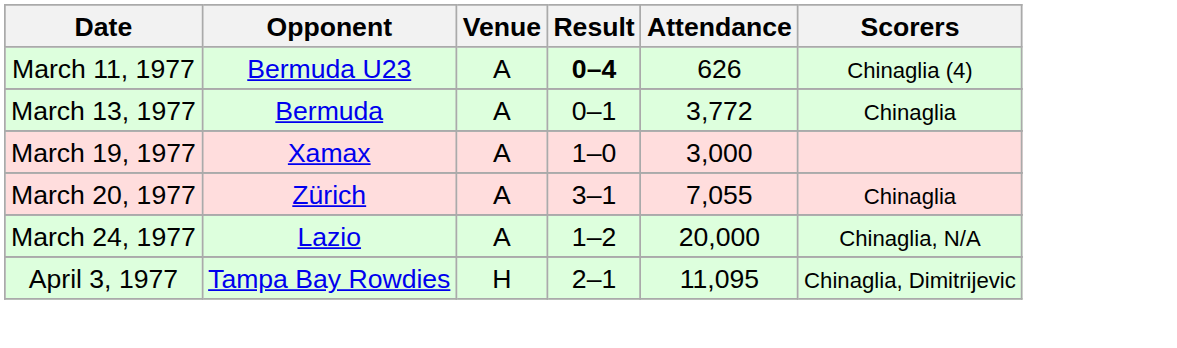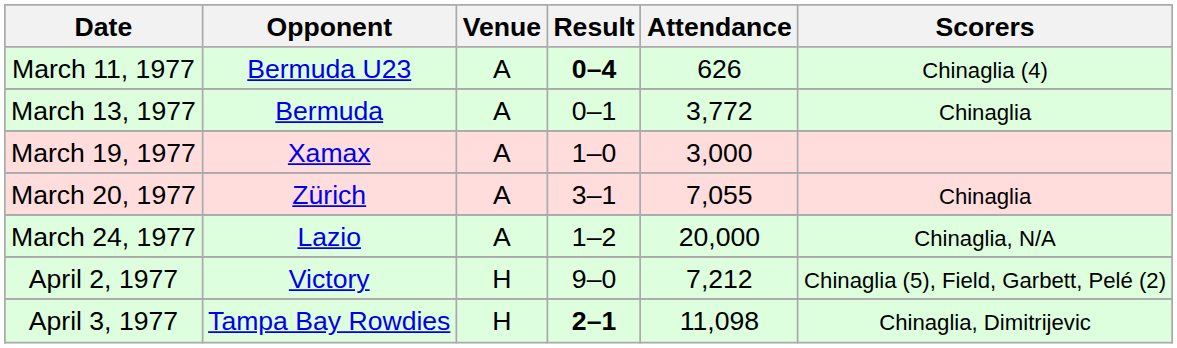+ row: (103, 279)
(594, 279) normal -> (594, 321) bold
(719, 279) 11,095 -> (719, 321) 11,098
